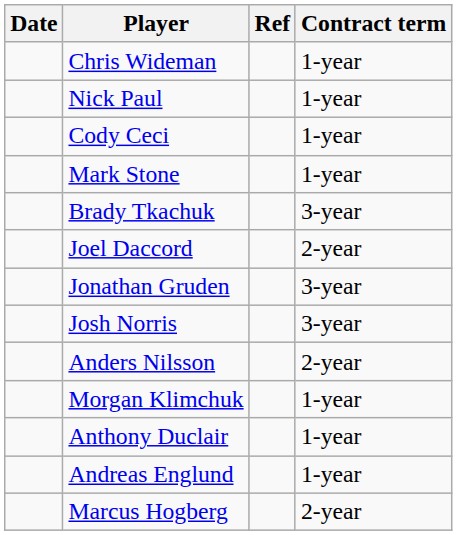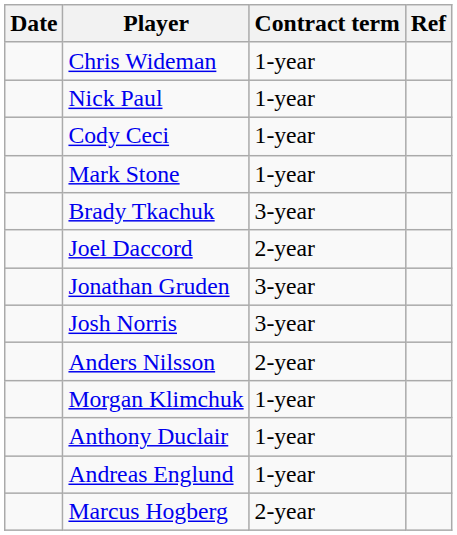columns swapped: (374, 23) <-> (272, 23)
